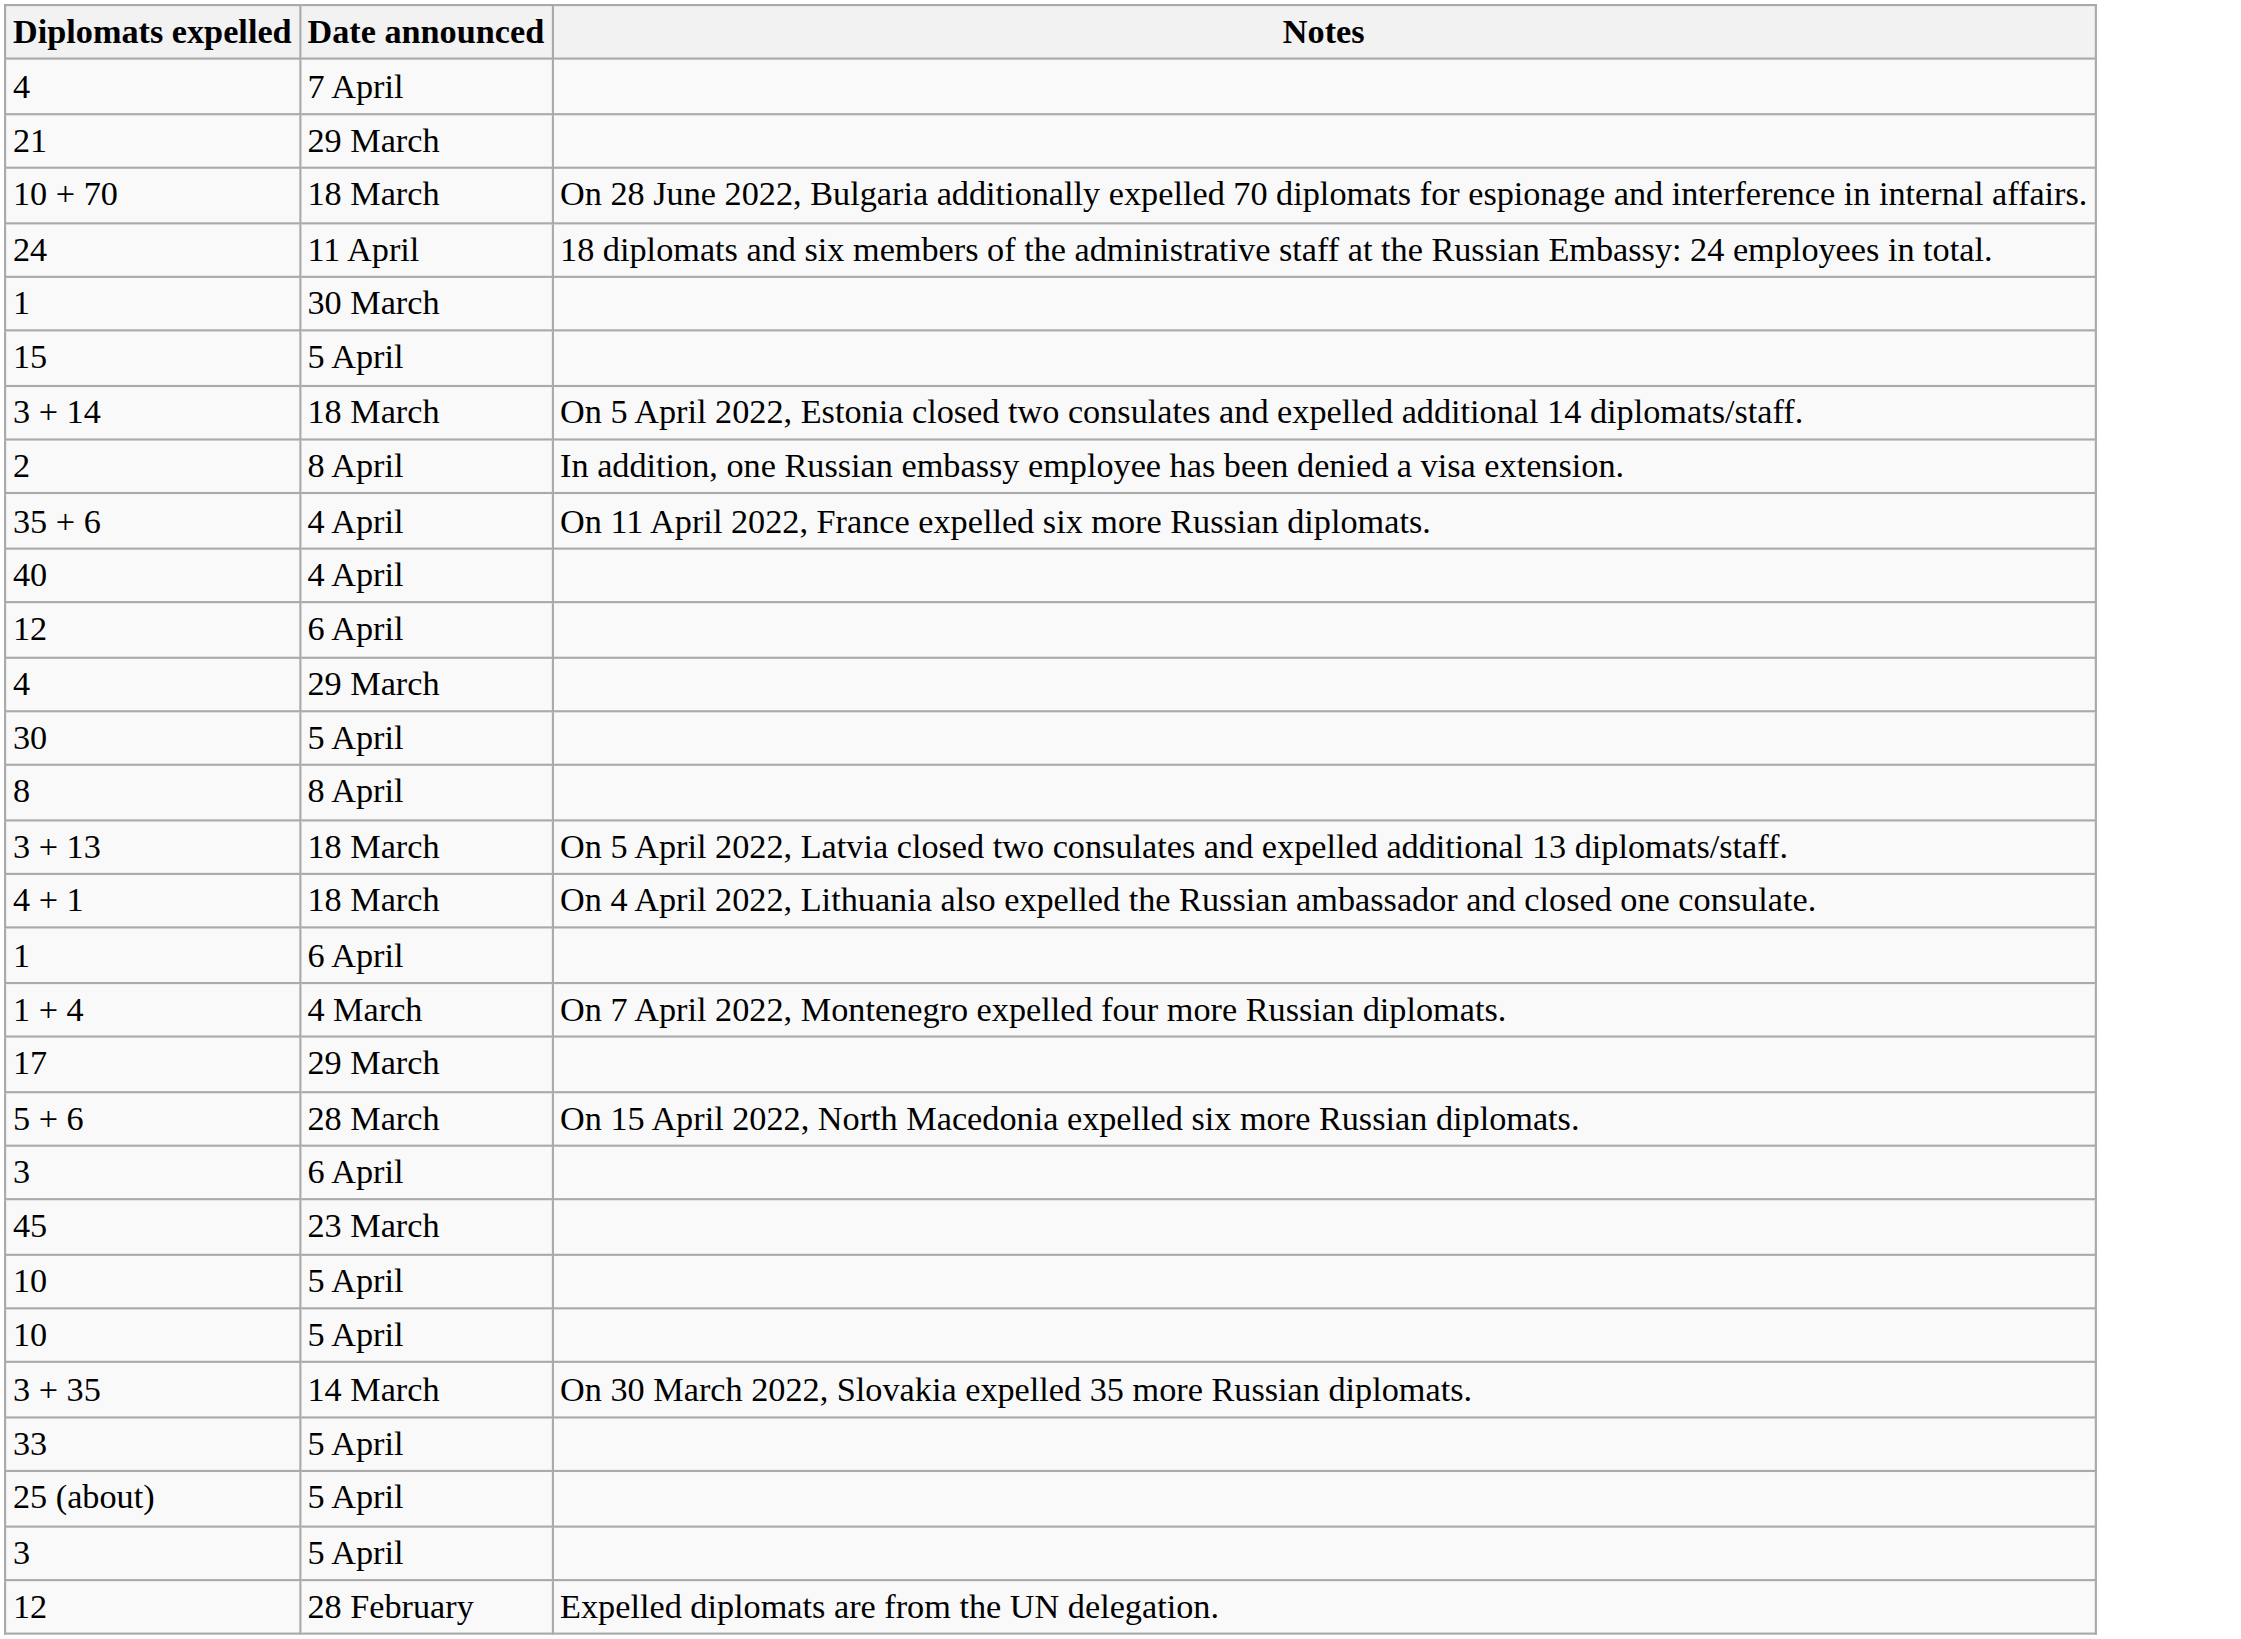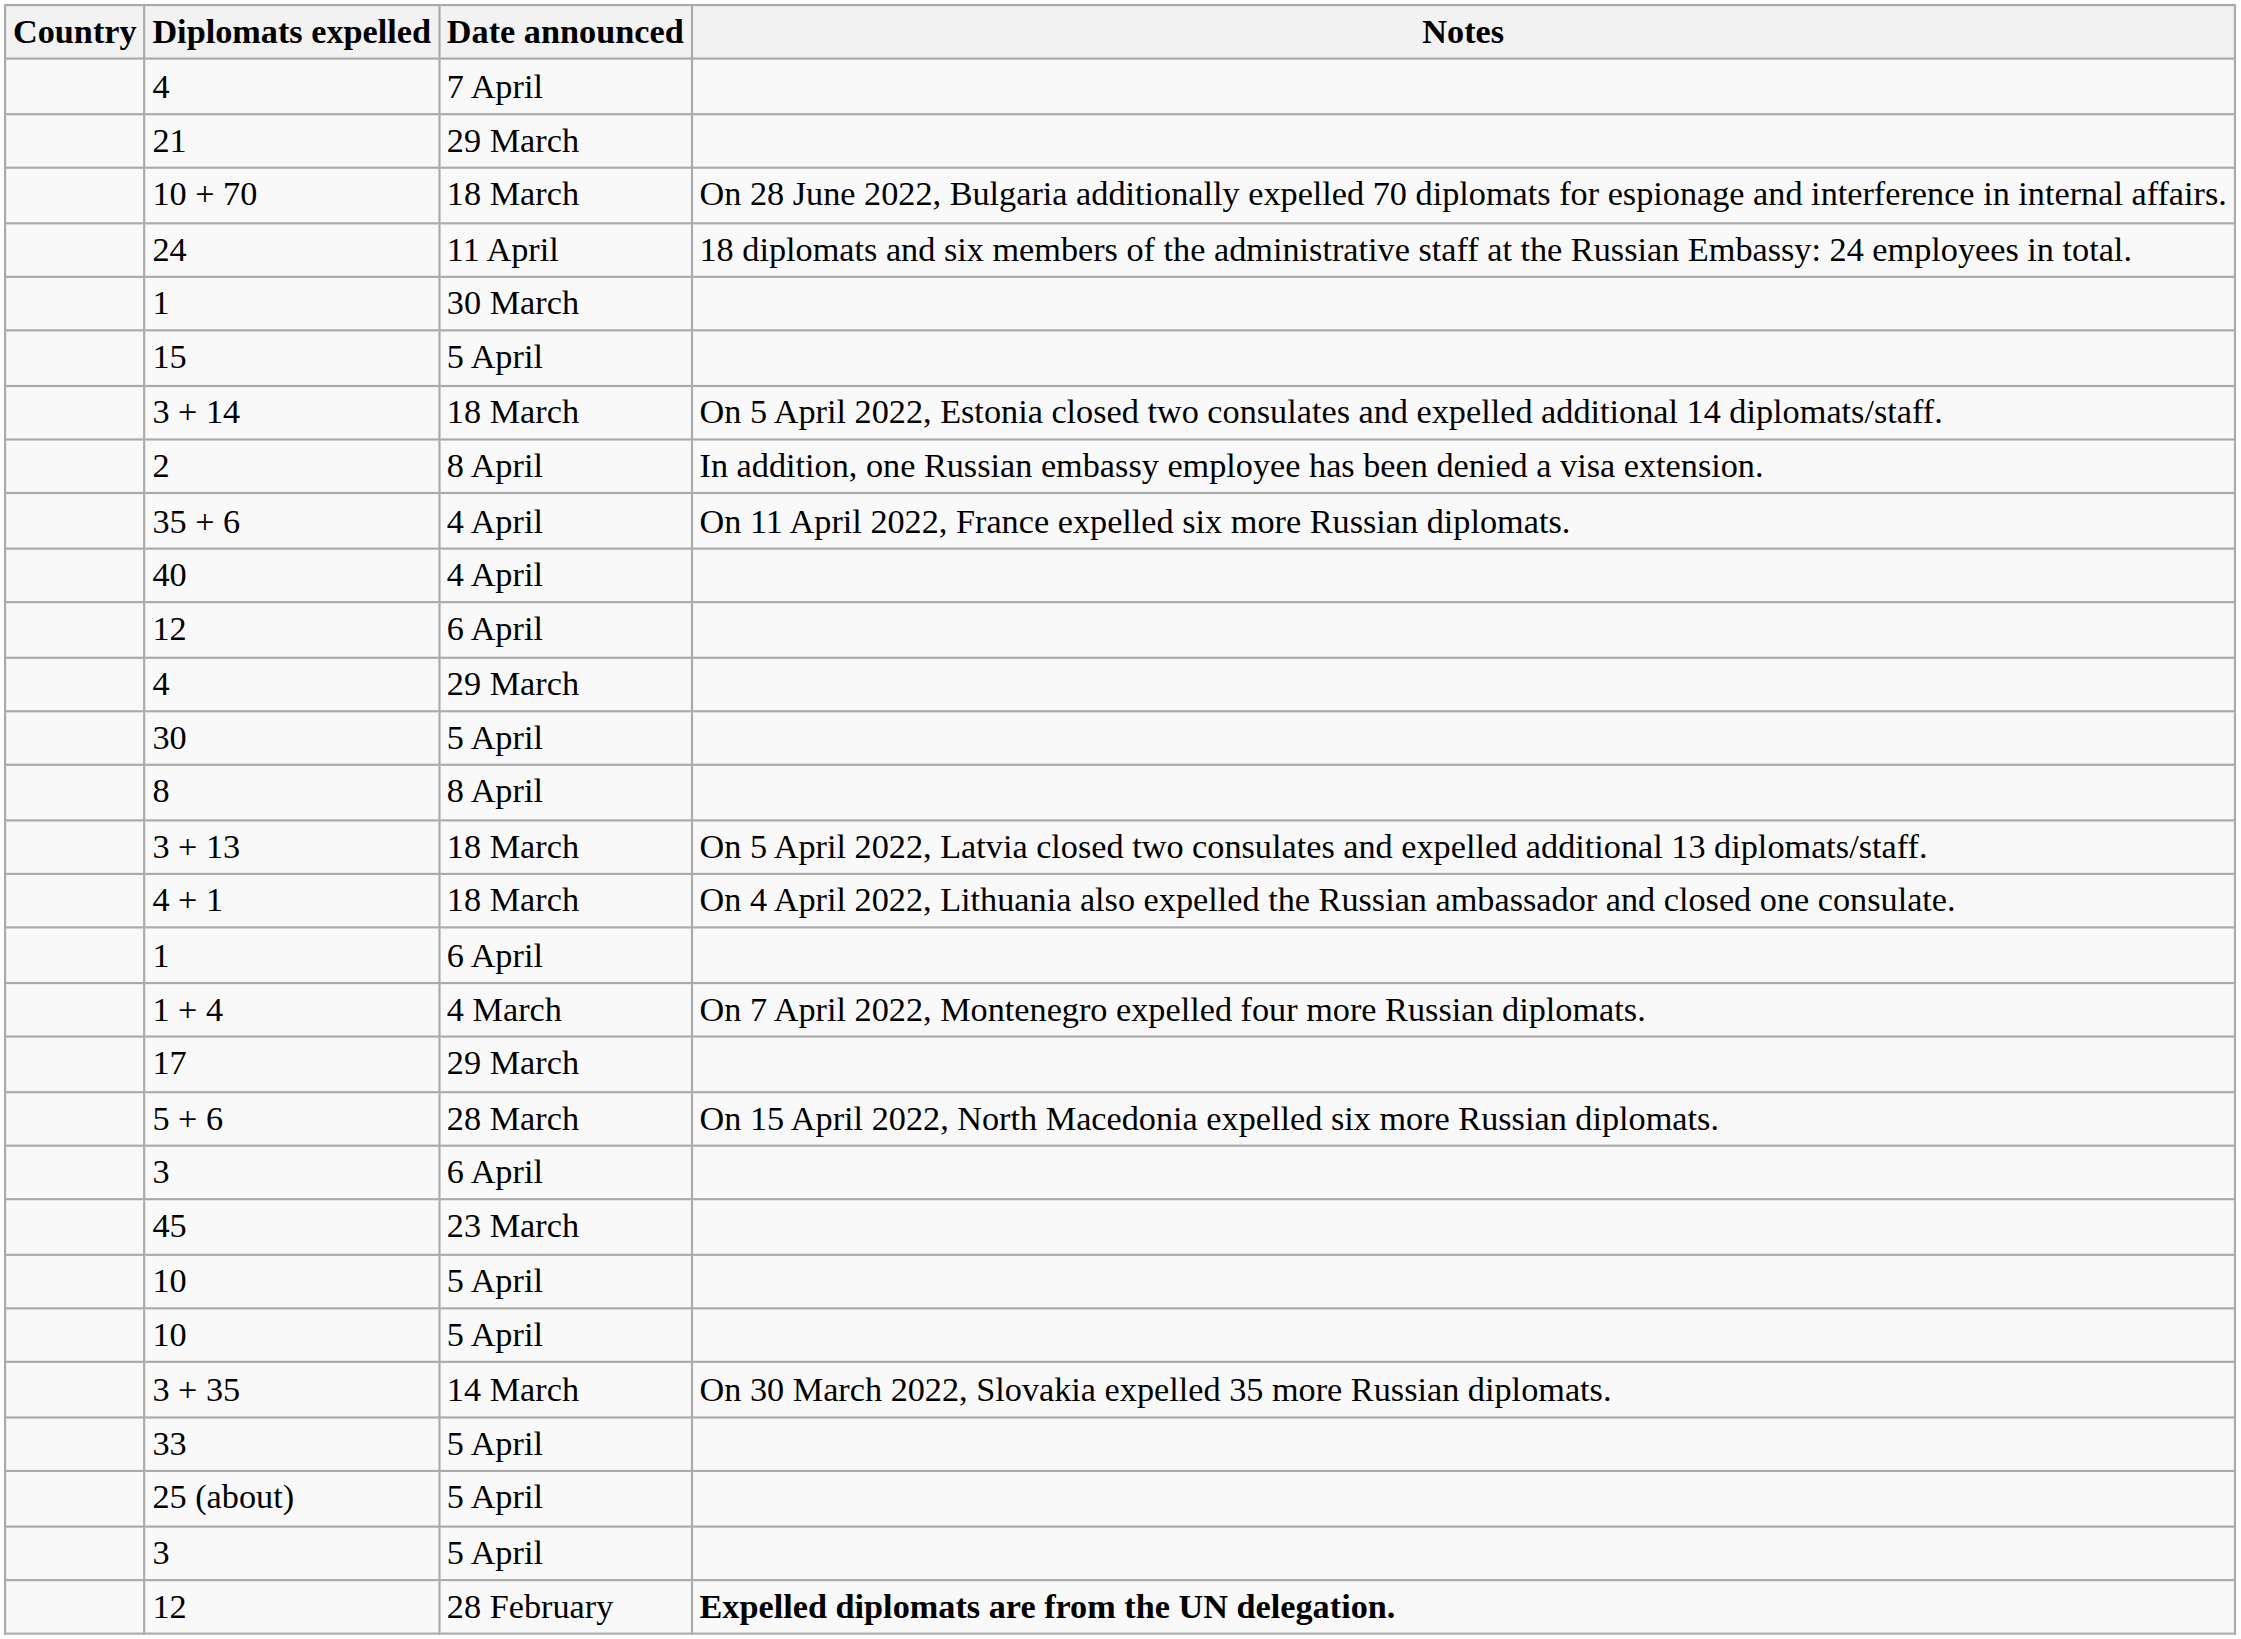+ column: (75, 31)
(890, 1606) normal -> (1047, 1606) bold
